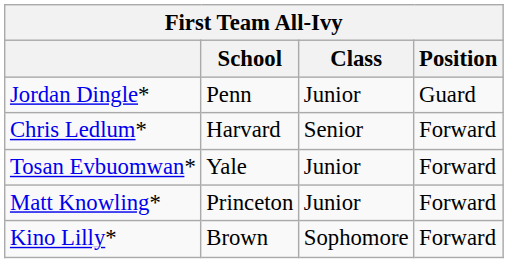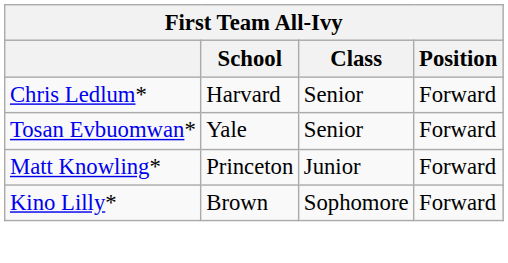- row: (80, 94)
(332, 166) Junior -> (333, 130) Senior
